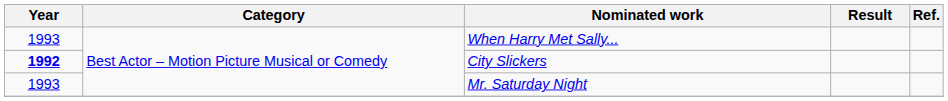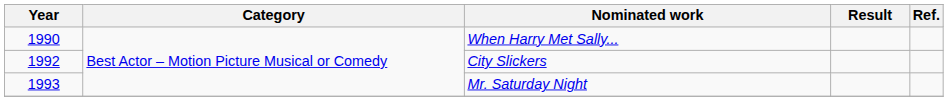(44, 38) 1993 -> (44, 38) 1990
(44, 61) bold -> (44, 61) normal
